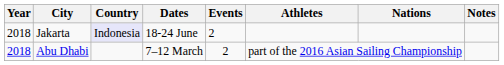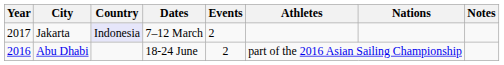(19, 32) 2018 -> (19, 32) 2017
(172, 32) 18-24 June -> (174, 32) 7–12 March
(19, 51) 2018 -> (19, 51) 2016
(174, 51) 7–12 March -> (172, 51) 18-24 June
